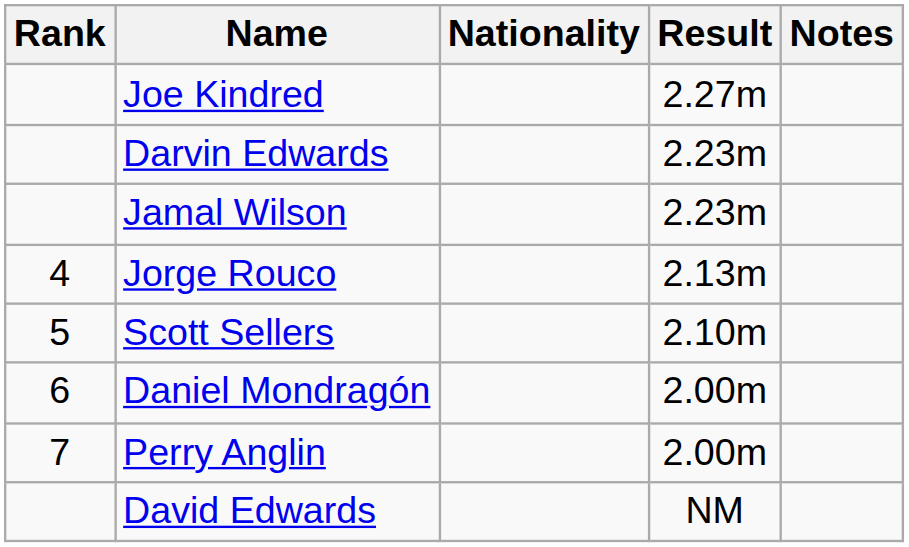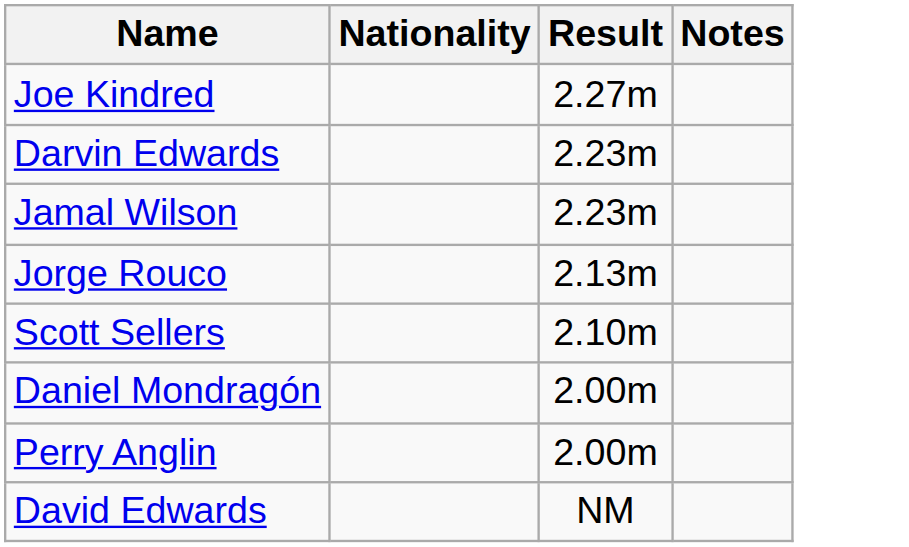- column: (60, 34)
